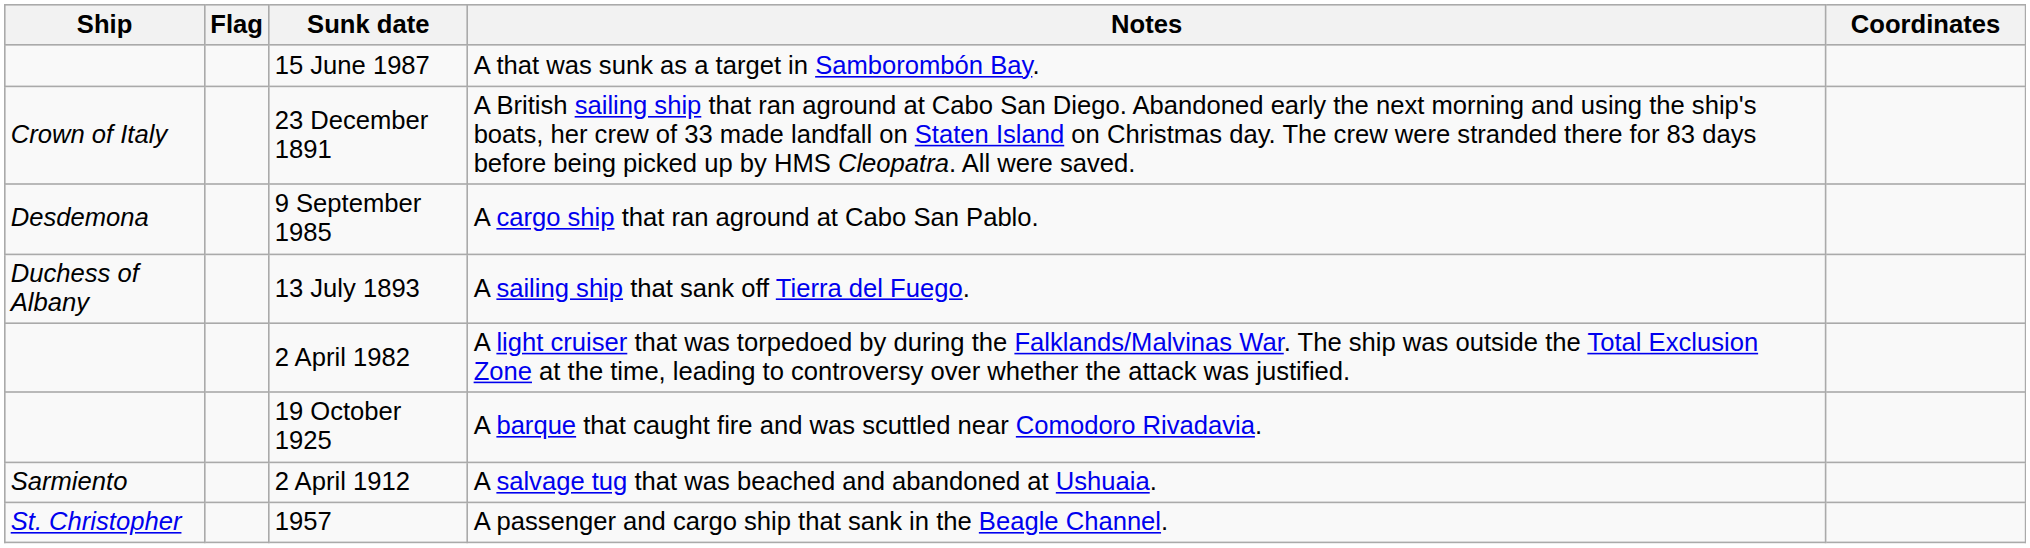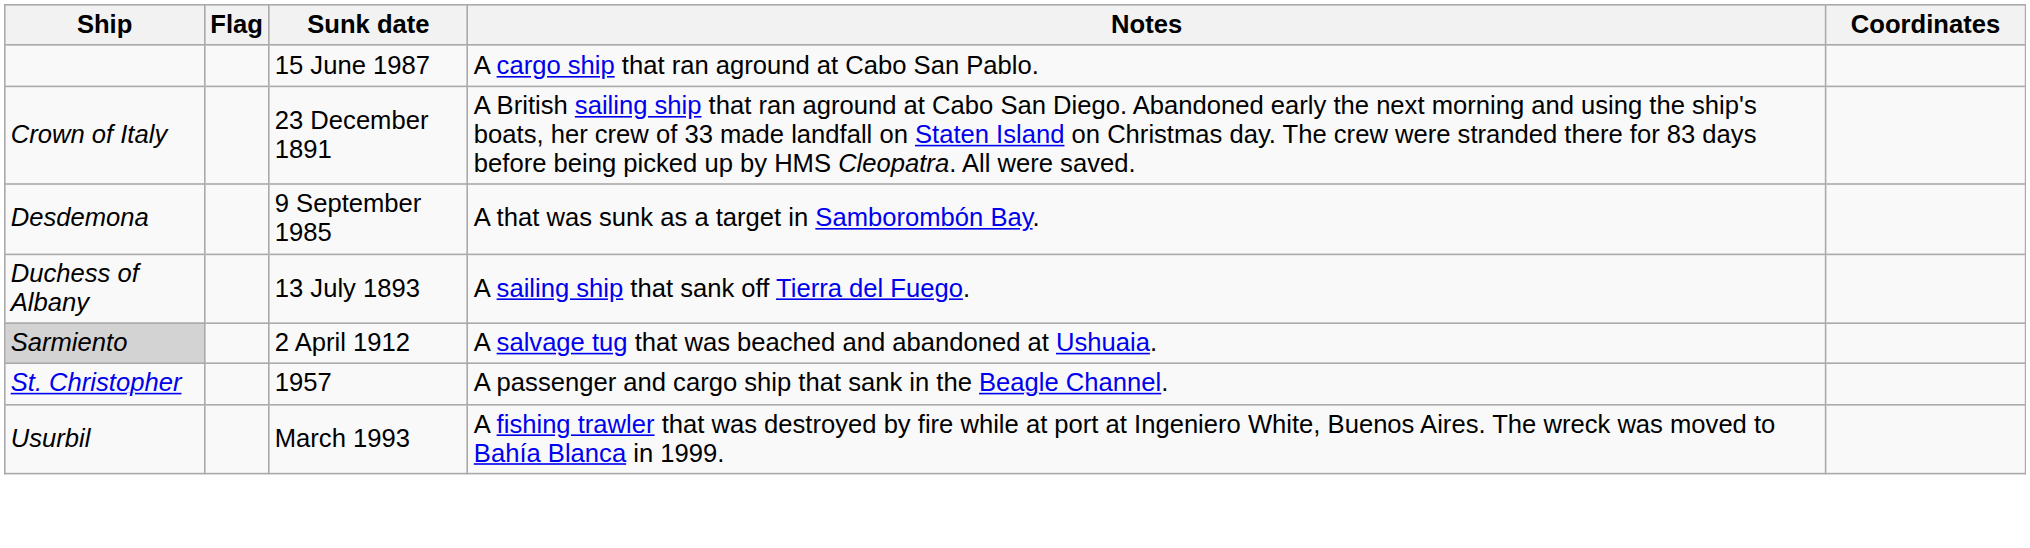(757, 65) A that was sunk as a target in Samborombón Bay. -> (756, 65) A cargo ship that ran aground at Cabo San Pablo.
(756, 218) A cargo ship that ran aground at Cabo San Pablo. -> (757, 218) A that was sunk as a target in Samborombón Bay.
- row: (342, 357)
- row: (338, 426)
(69, 481) no background -> (69, 342) lightgrey background
+ row: (342, 438)
